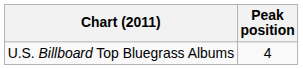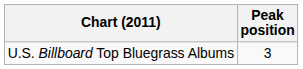(268, 53) 4 -> (268, 53) 3
